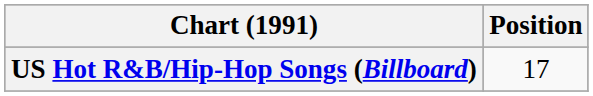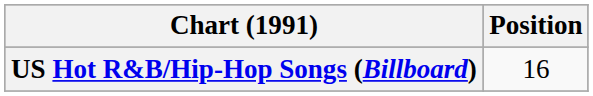(536, 68) 17 -> (536, 68) 16
